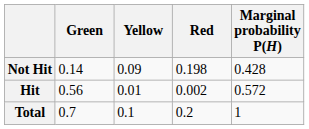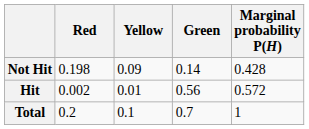columns swapped: (202, 31) <-> (85, 31)
